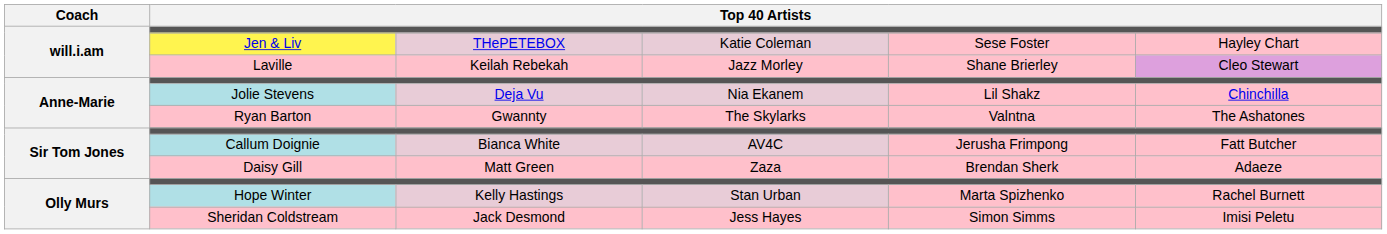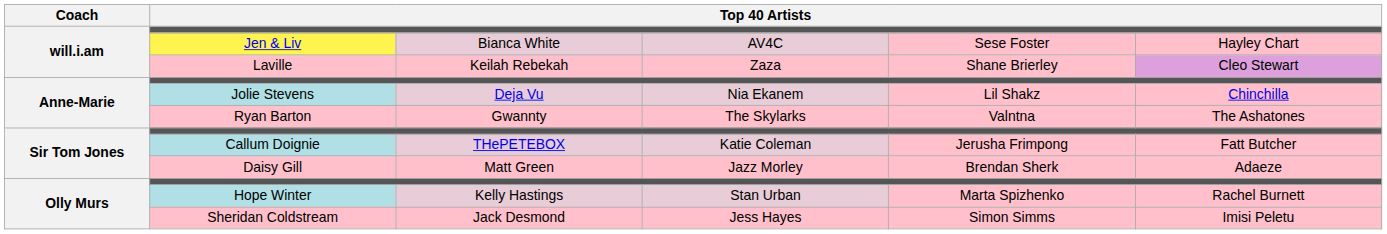(519, 44) THePETEBOX -> (519, 44) Bianca White
(766, 44) Katie Coleman -> (766, 44) AV4C
(766, 66) Jazz Morley -> (766, 66) Zaza
(519, 145) Bianca White -> (519, 145) THePETEBOX
(766, 145) AV4C -> (766, 145) Katie Coleman
(766, 167) Zaza -> (766, 167) Jazz Morley
